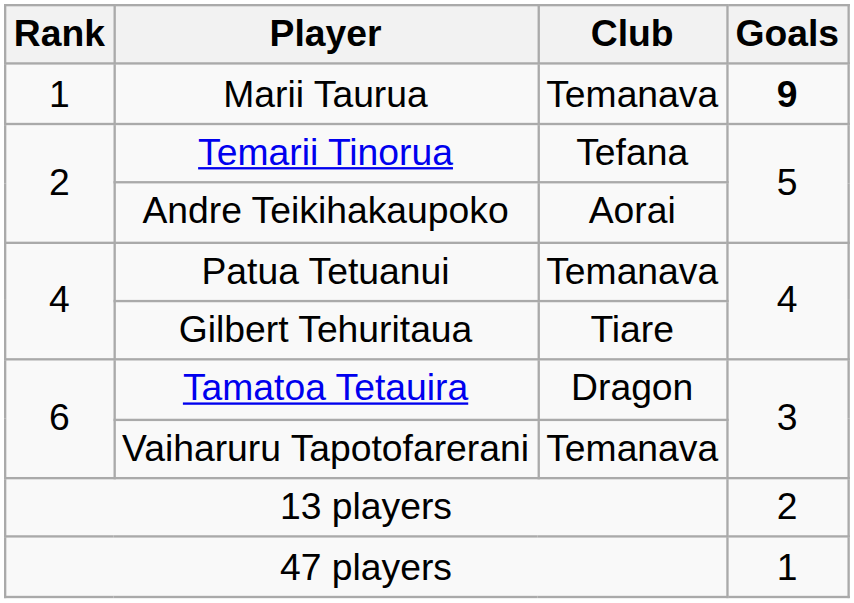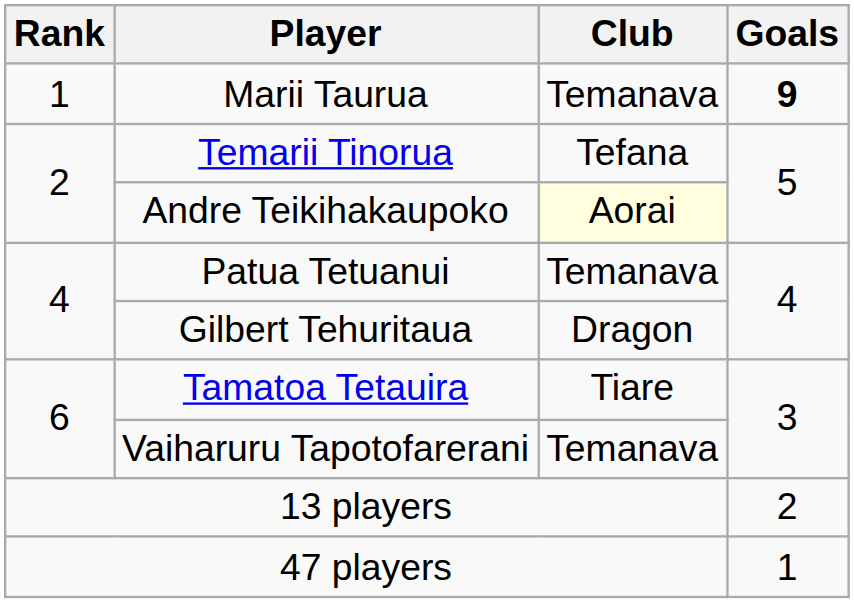(632, 211) no background -> (632, 211) lightyellow background
(632, 329) Tiare -> (632, 329) Dragon
(632, 388) Dragon -> (632, 388) Tiare
